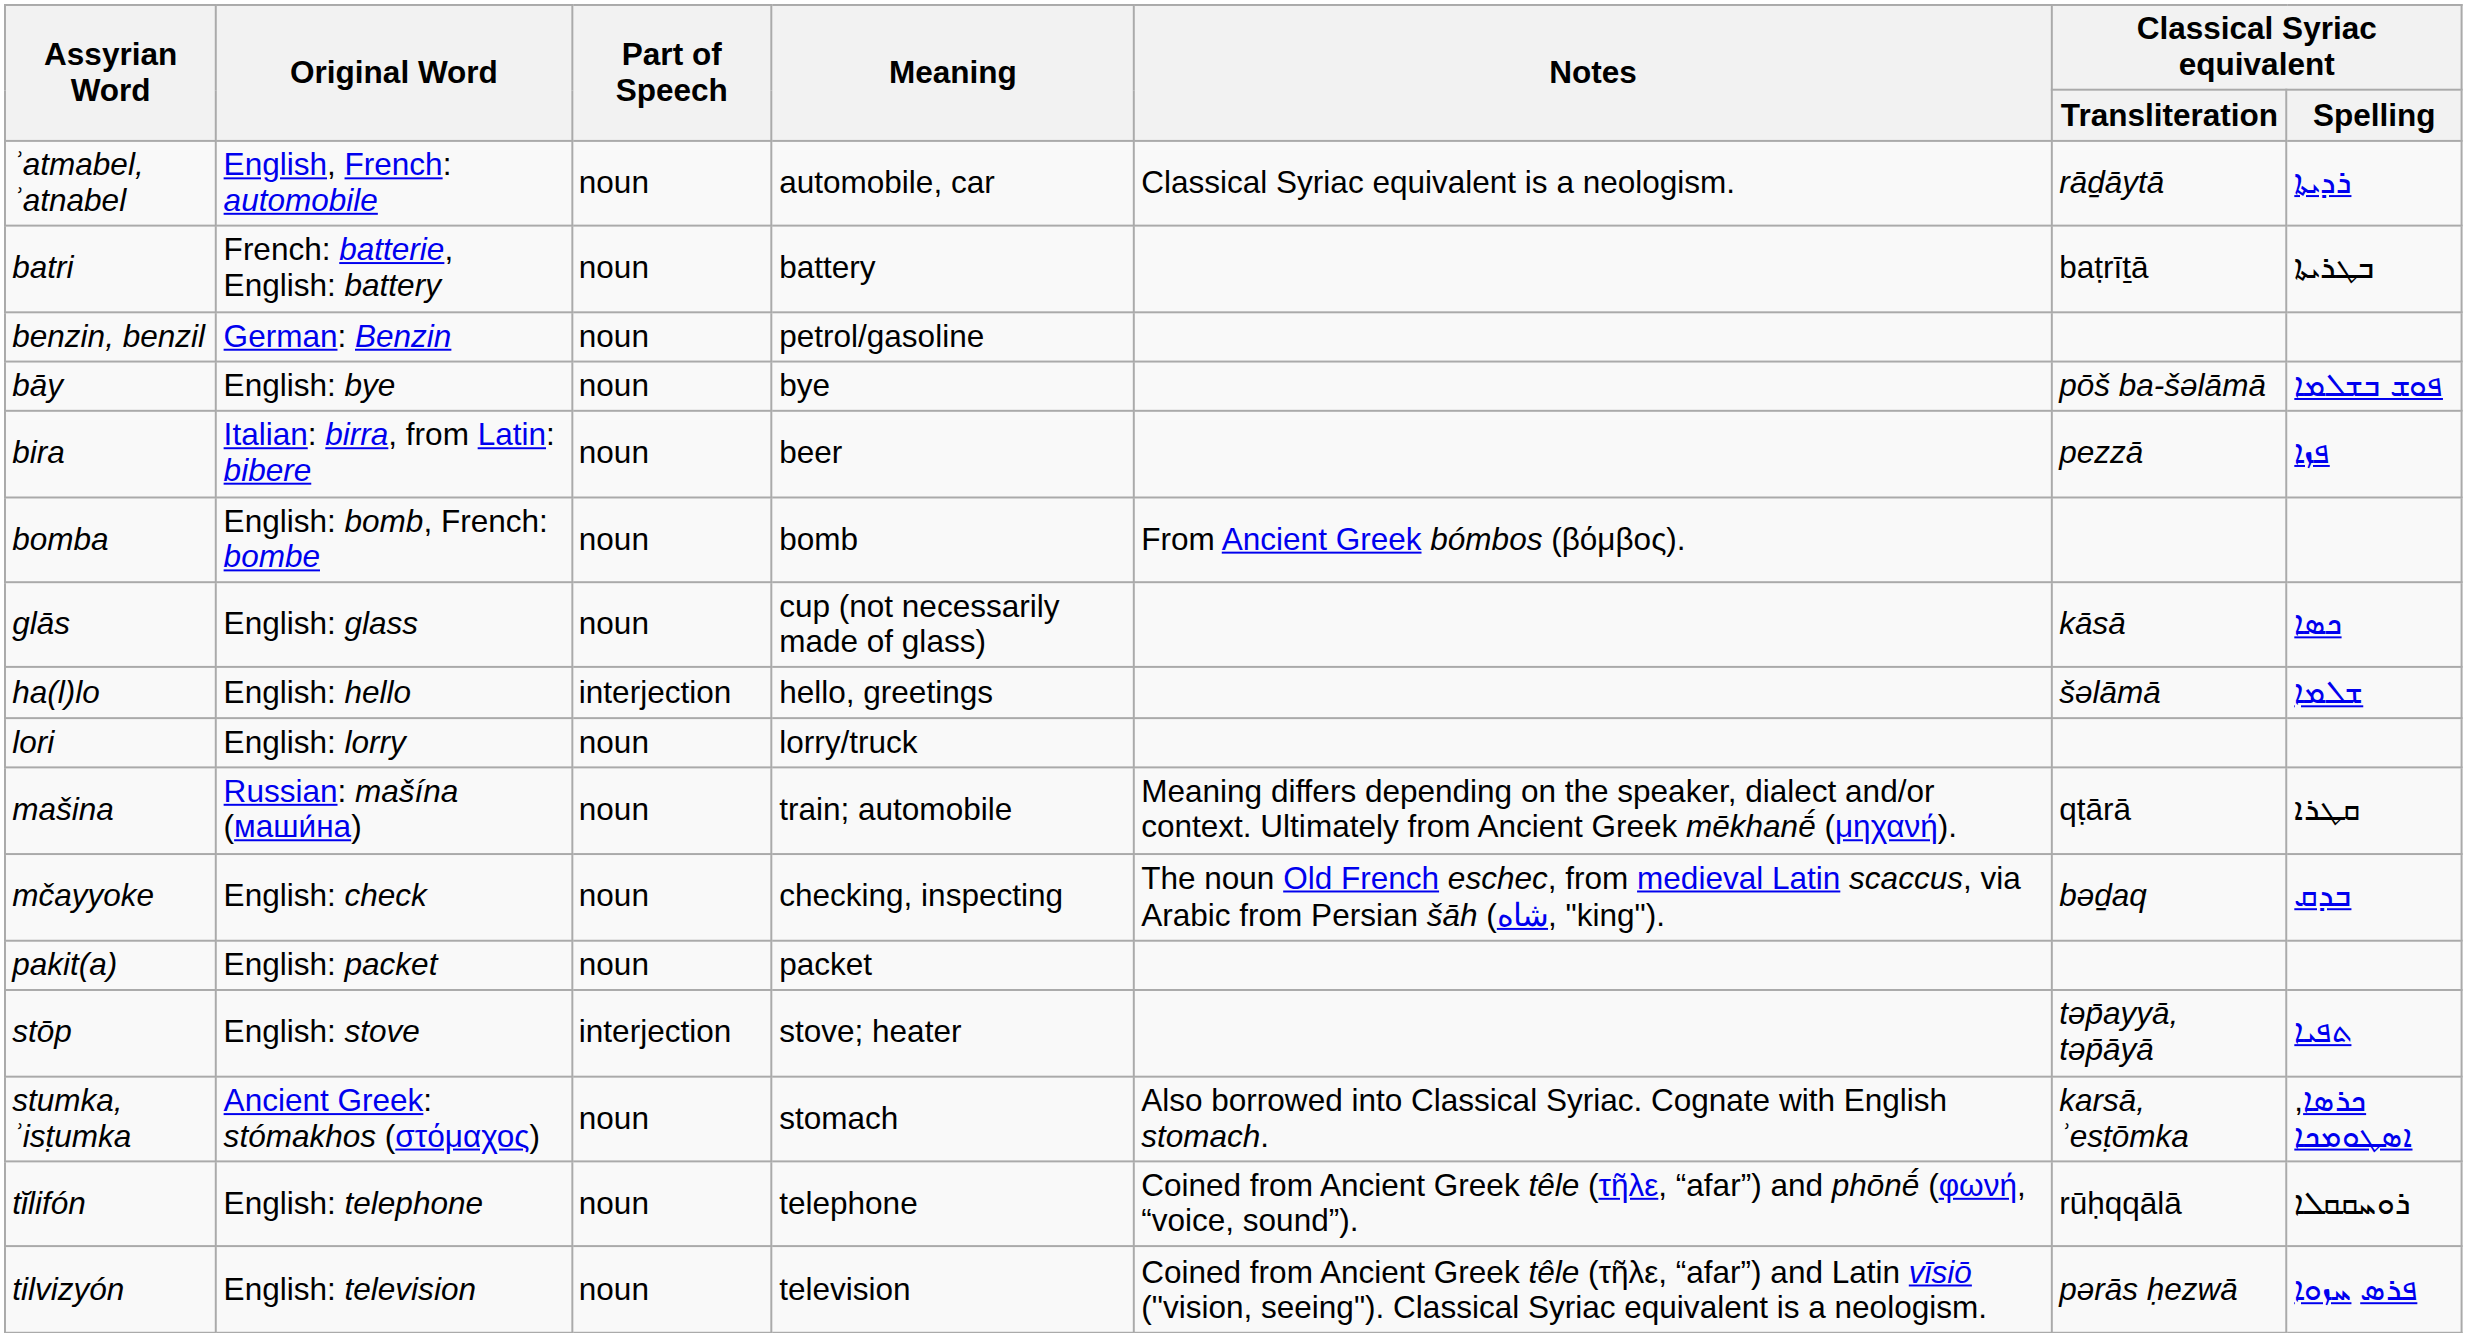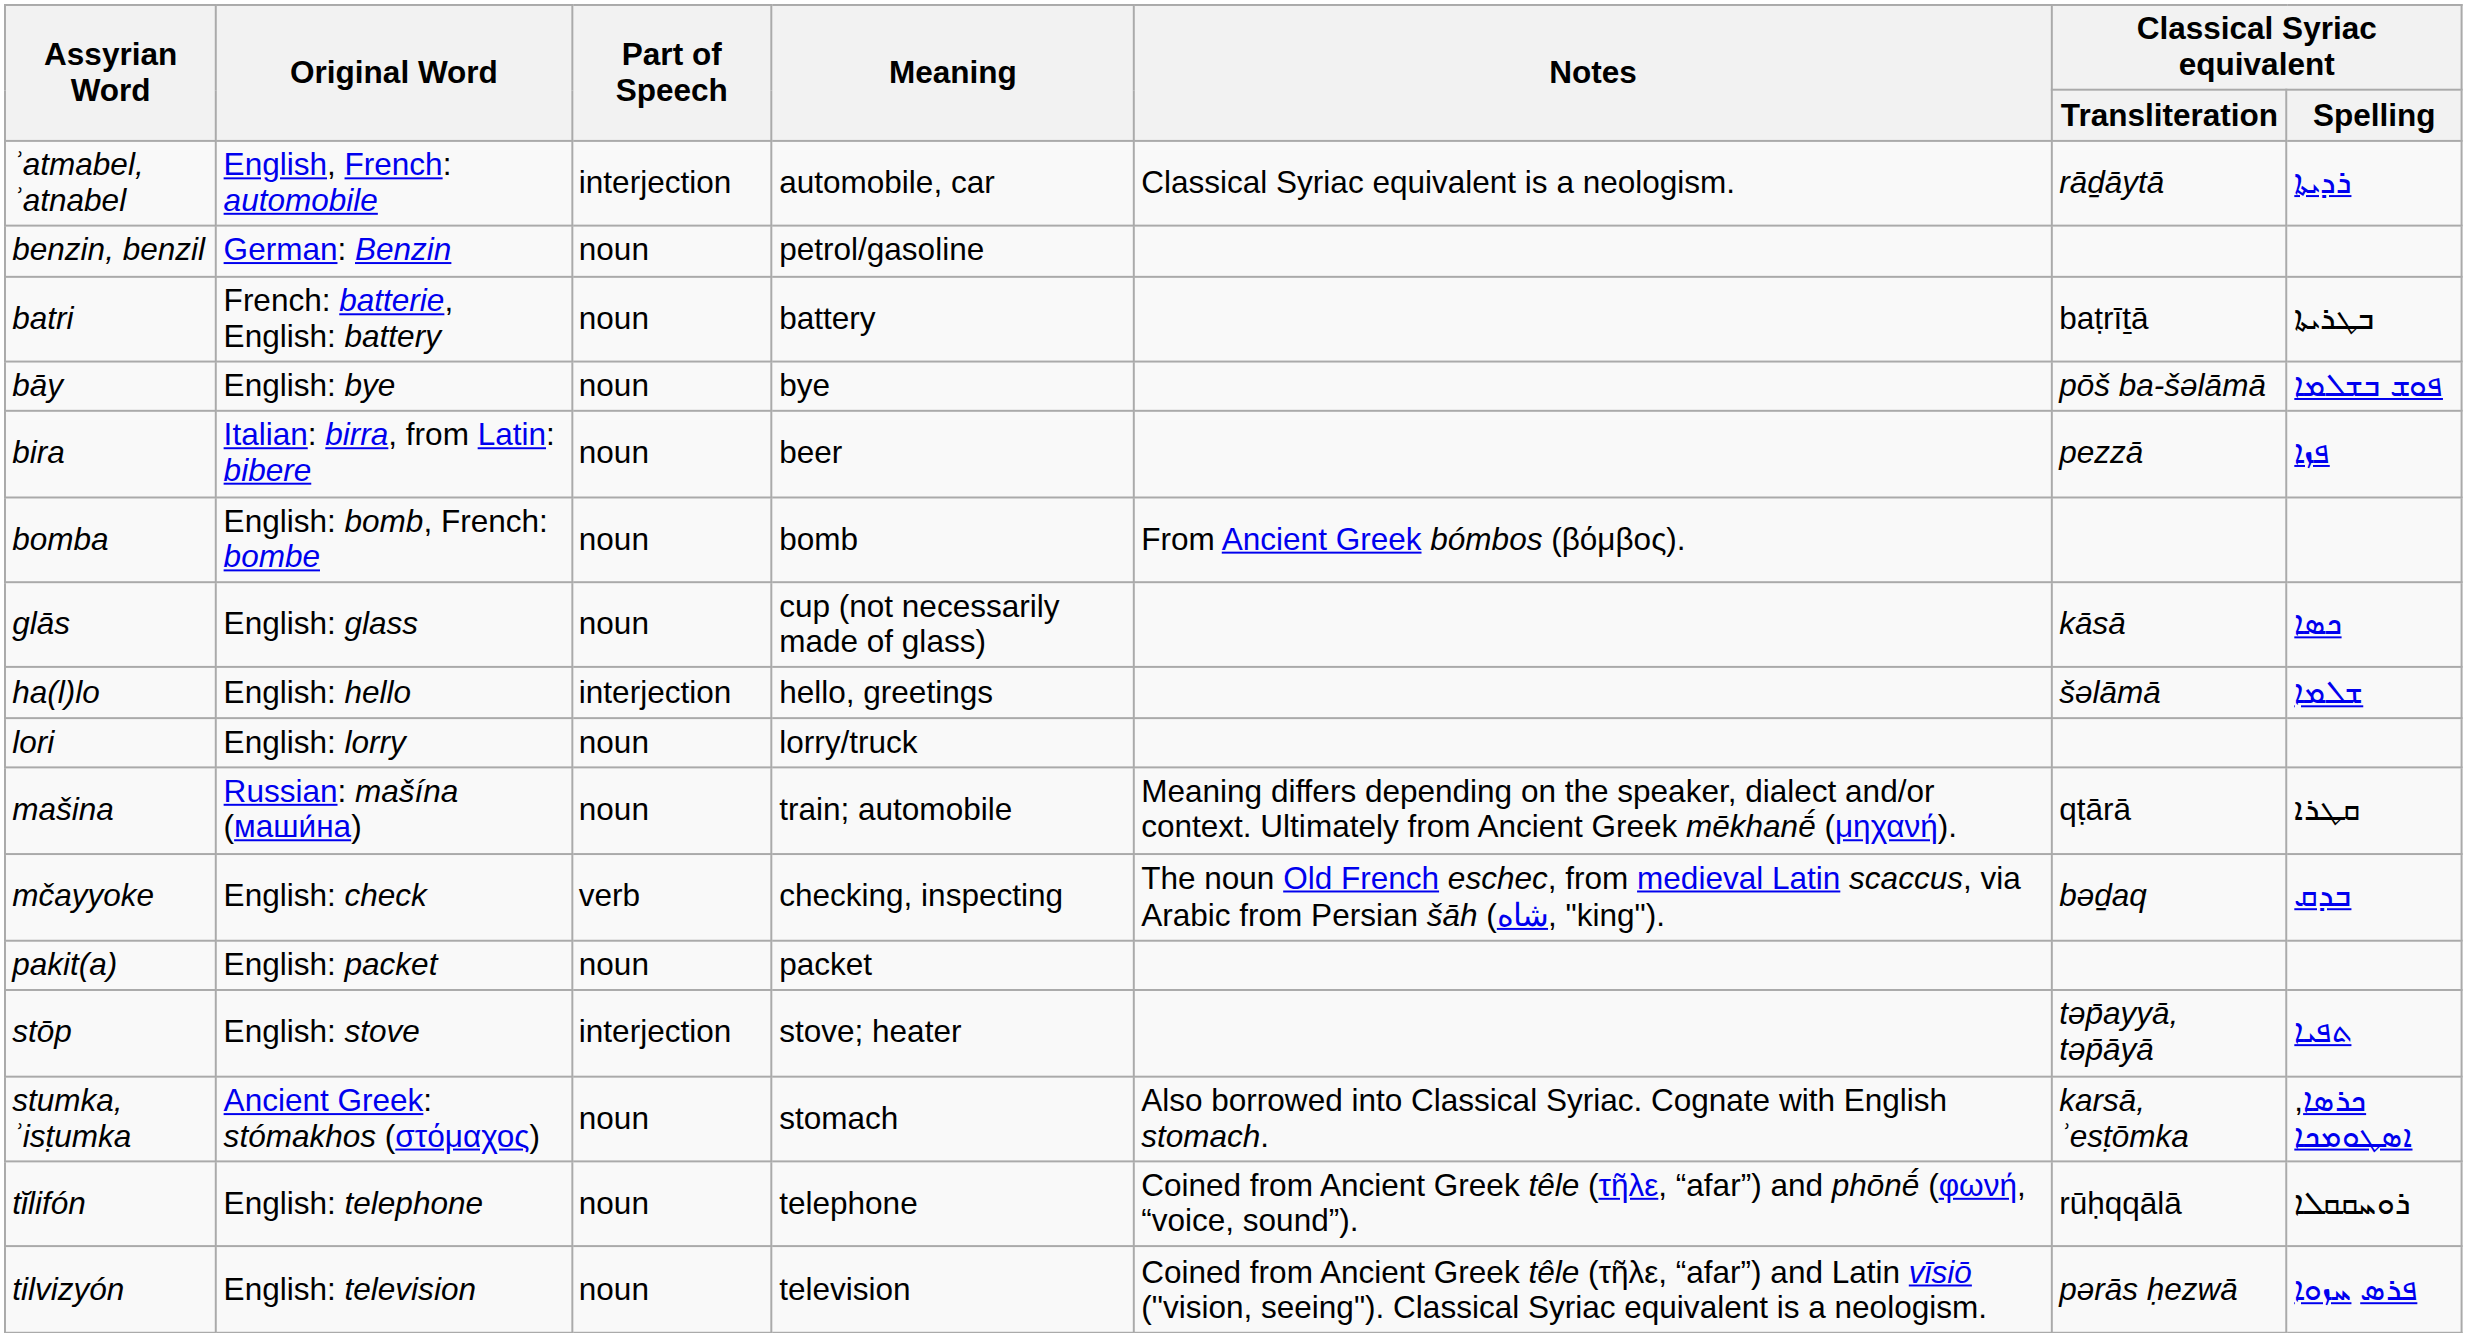(614, 182) noun -> (655, 182) interjection
rows swapped: (109, 335) <-> (43, 268)
(614, 896) noun -> (609, 896) verb
